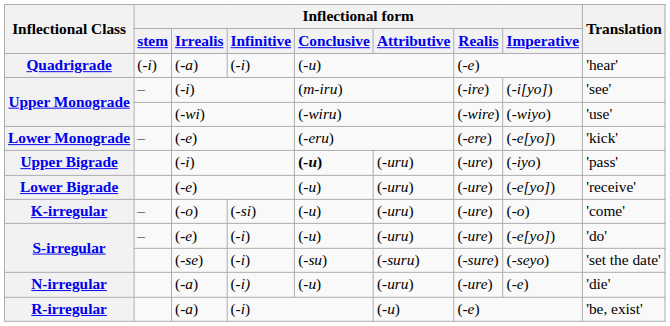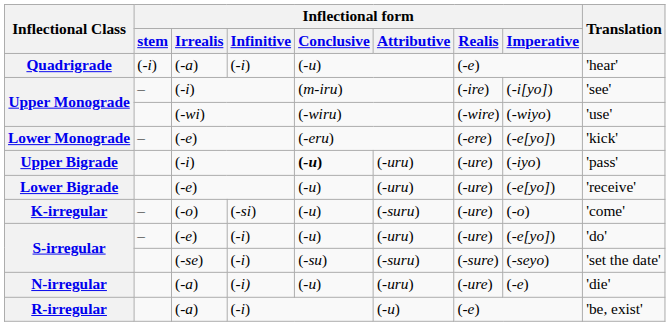(395, 211) (-uru) -> (398, 211) (-suru)
